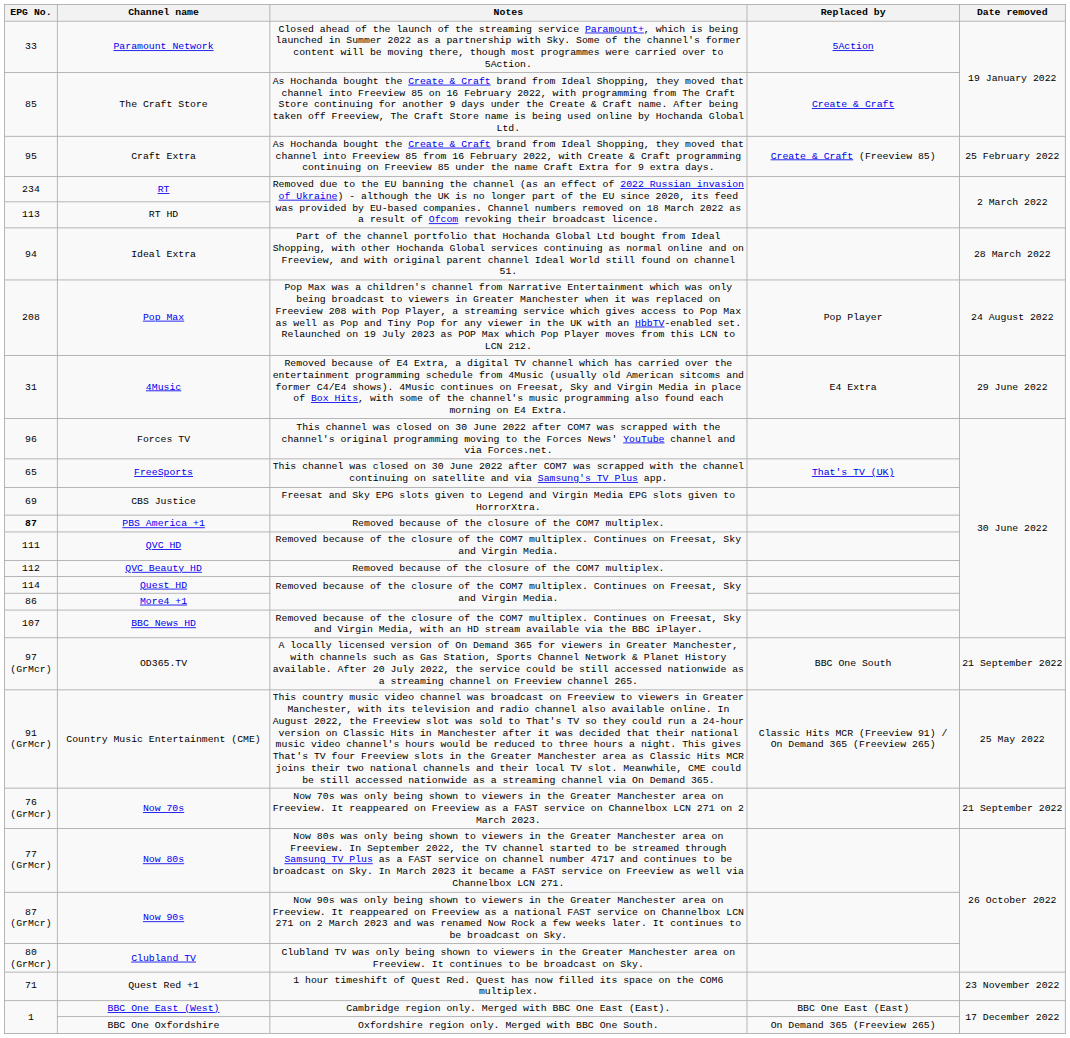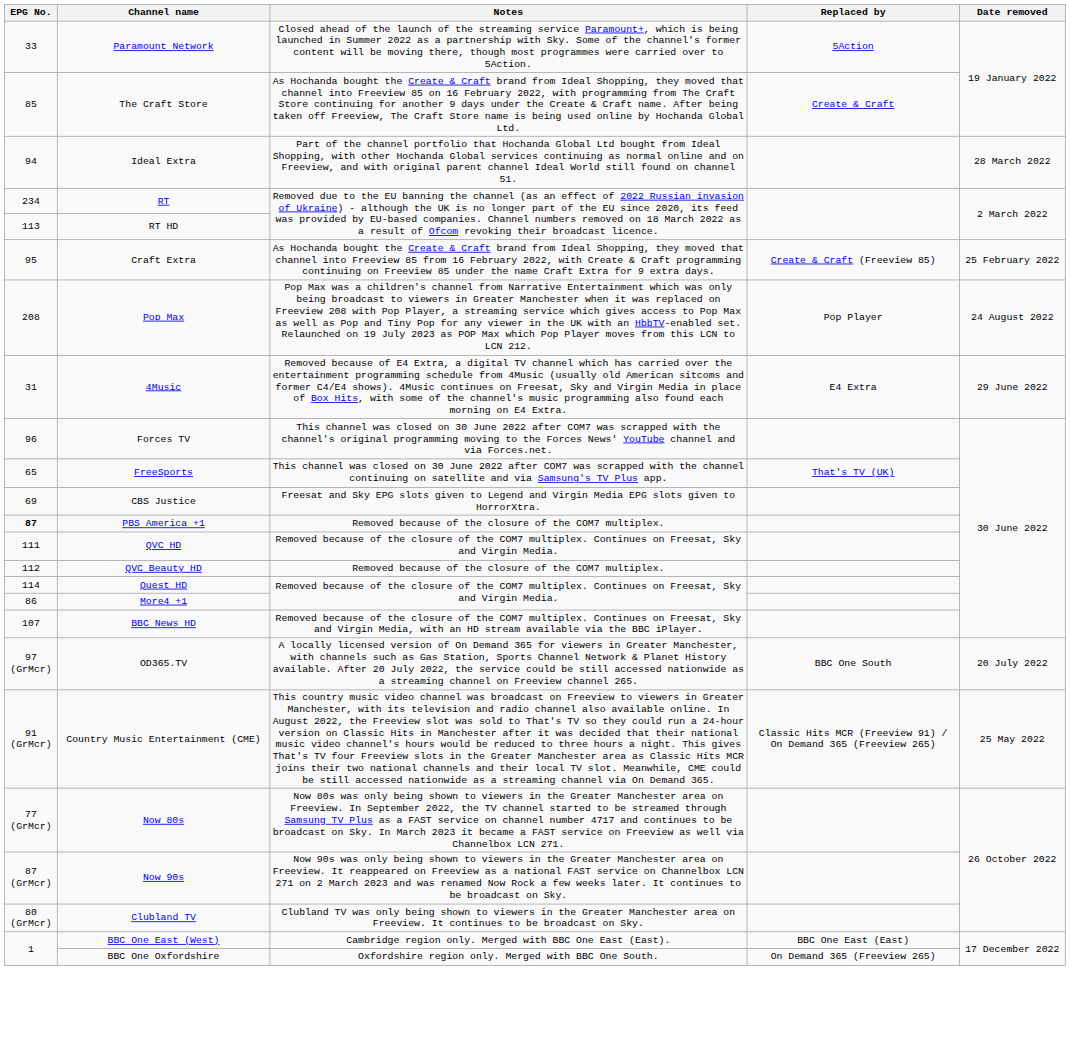rows swapped: (164, 156) <-> (164, 254)
(1012, 663) 21 September 2022 -> (1012, 663) 20 July 2022
- row: (164, 808)
- row: (164, 986)
